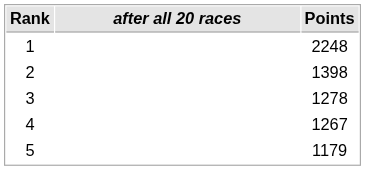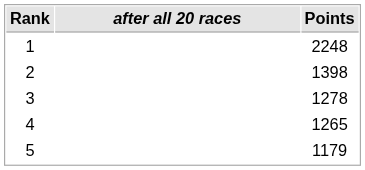(330, 125) 1267 -> (330, 125) 1265
